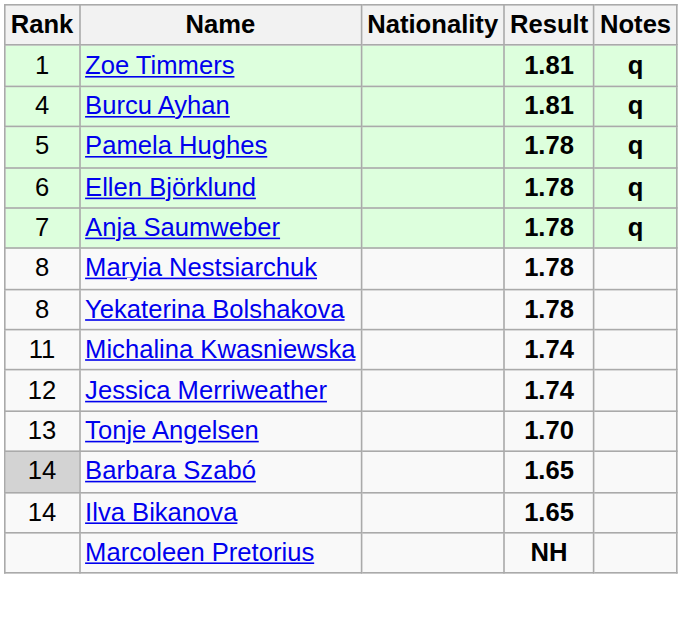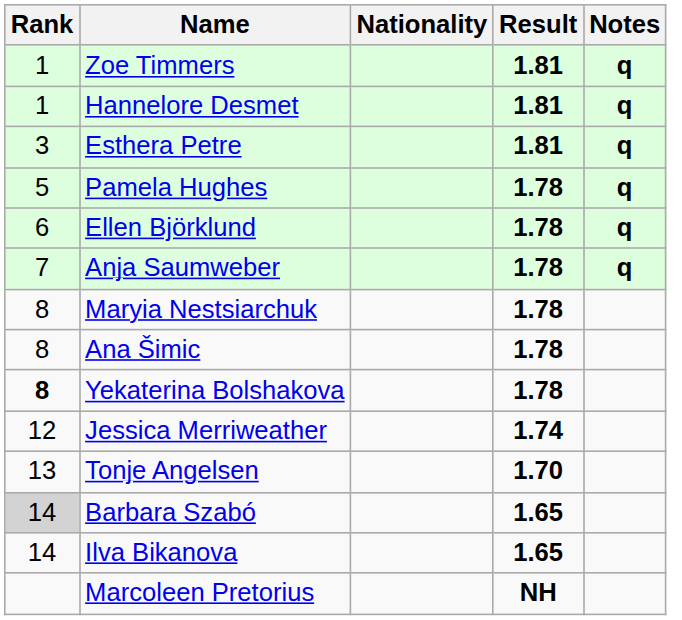+ row: (192, 106)
+ row: (163, 146)
- row: (157, 106)
+ row: (143, 349)
(42, 308) normal -> (42, 390) bold
- row: (220, 349)
